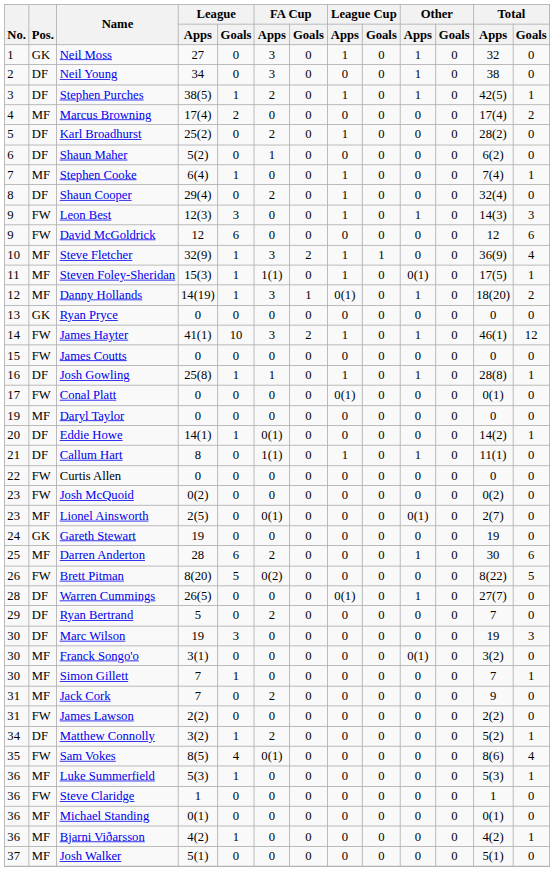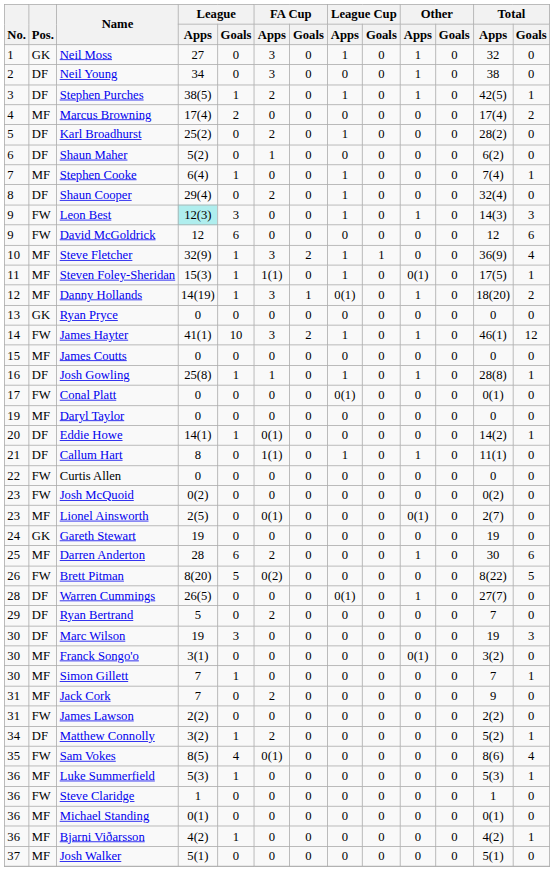(198, 214) no background -> (198, 214) paleturquoise background
(41, 355) FW -> (41, 355) MF
